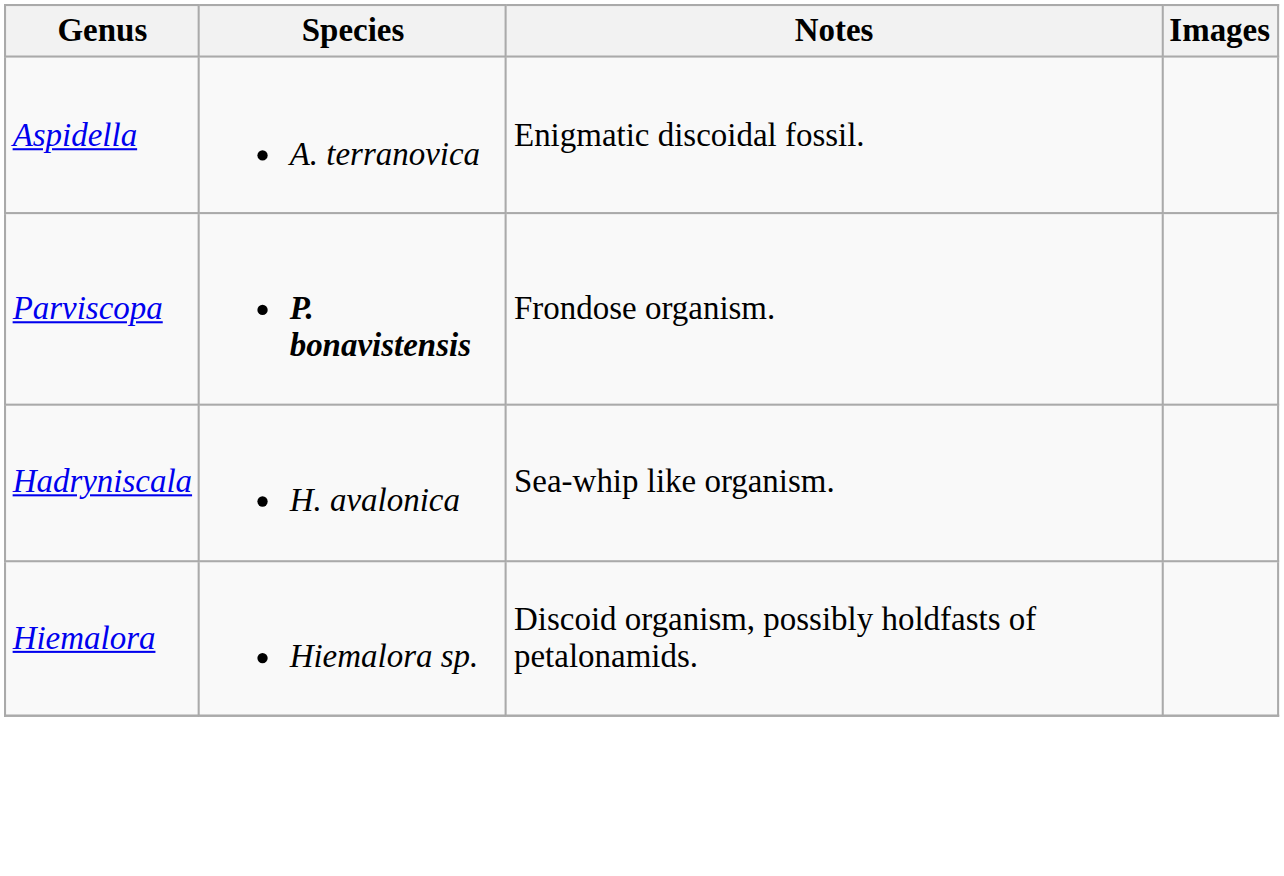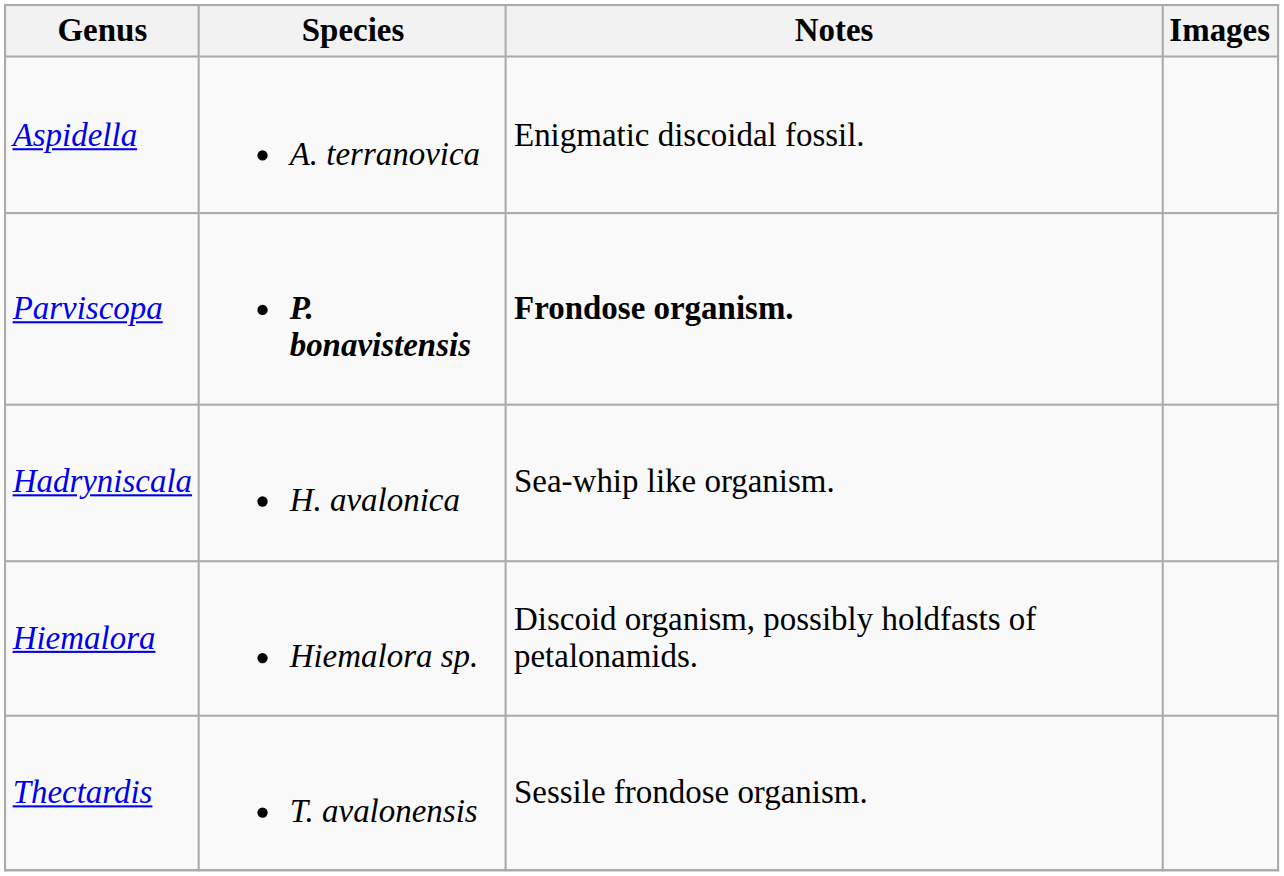(645, 308) normal -> (654, 308) bold
+ row: (83, 792)
